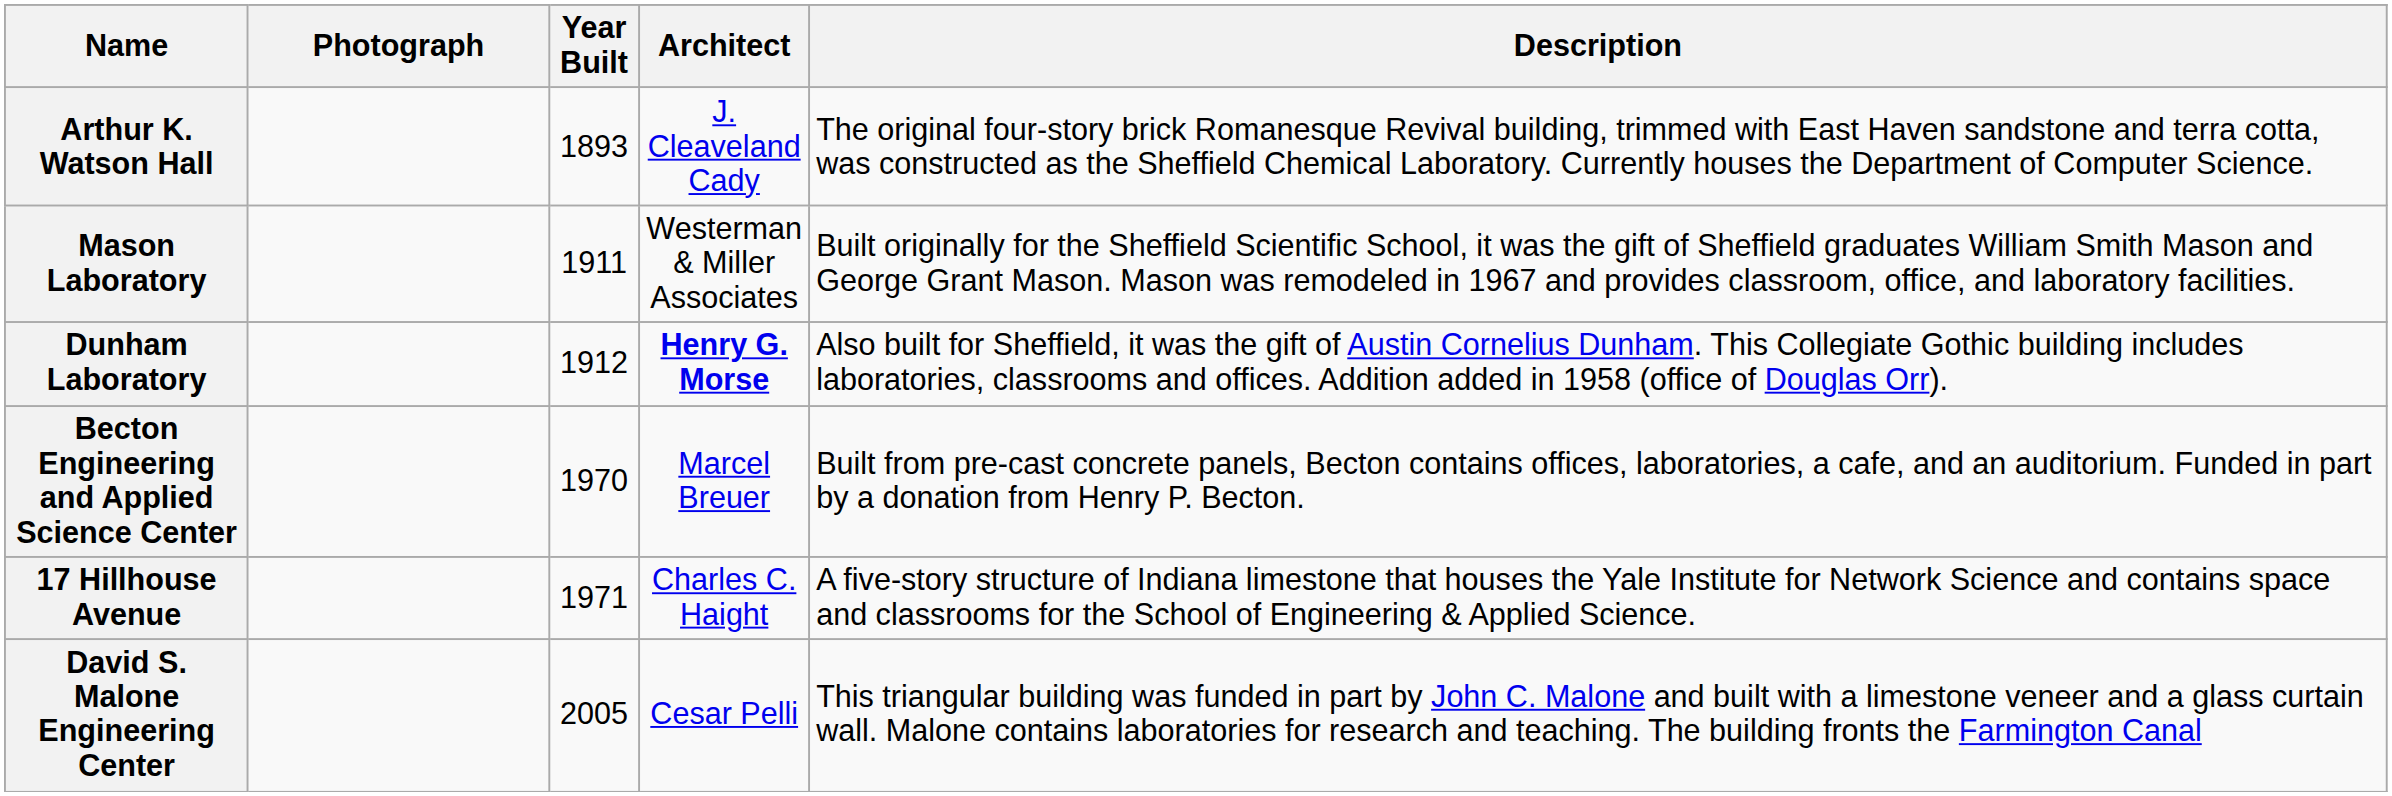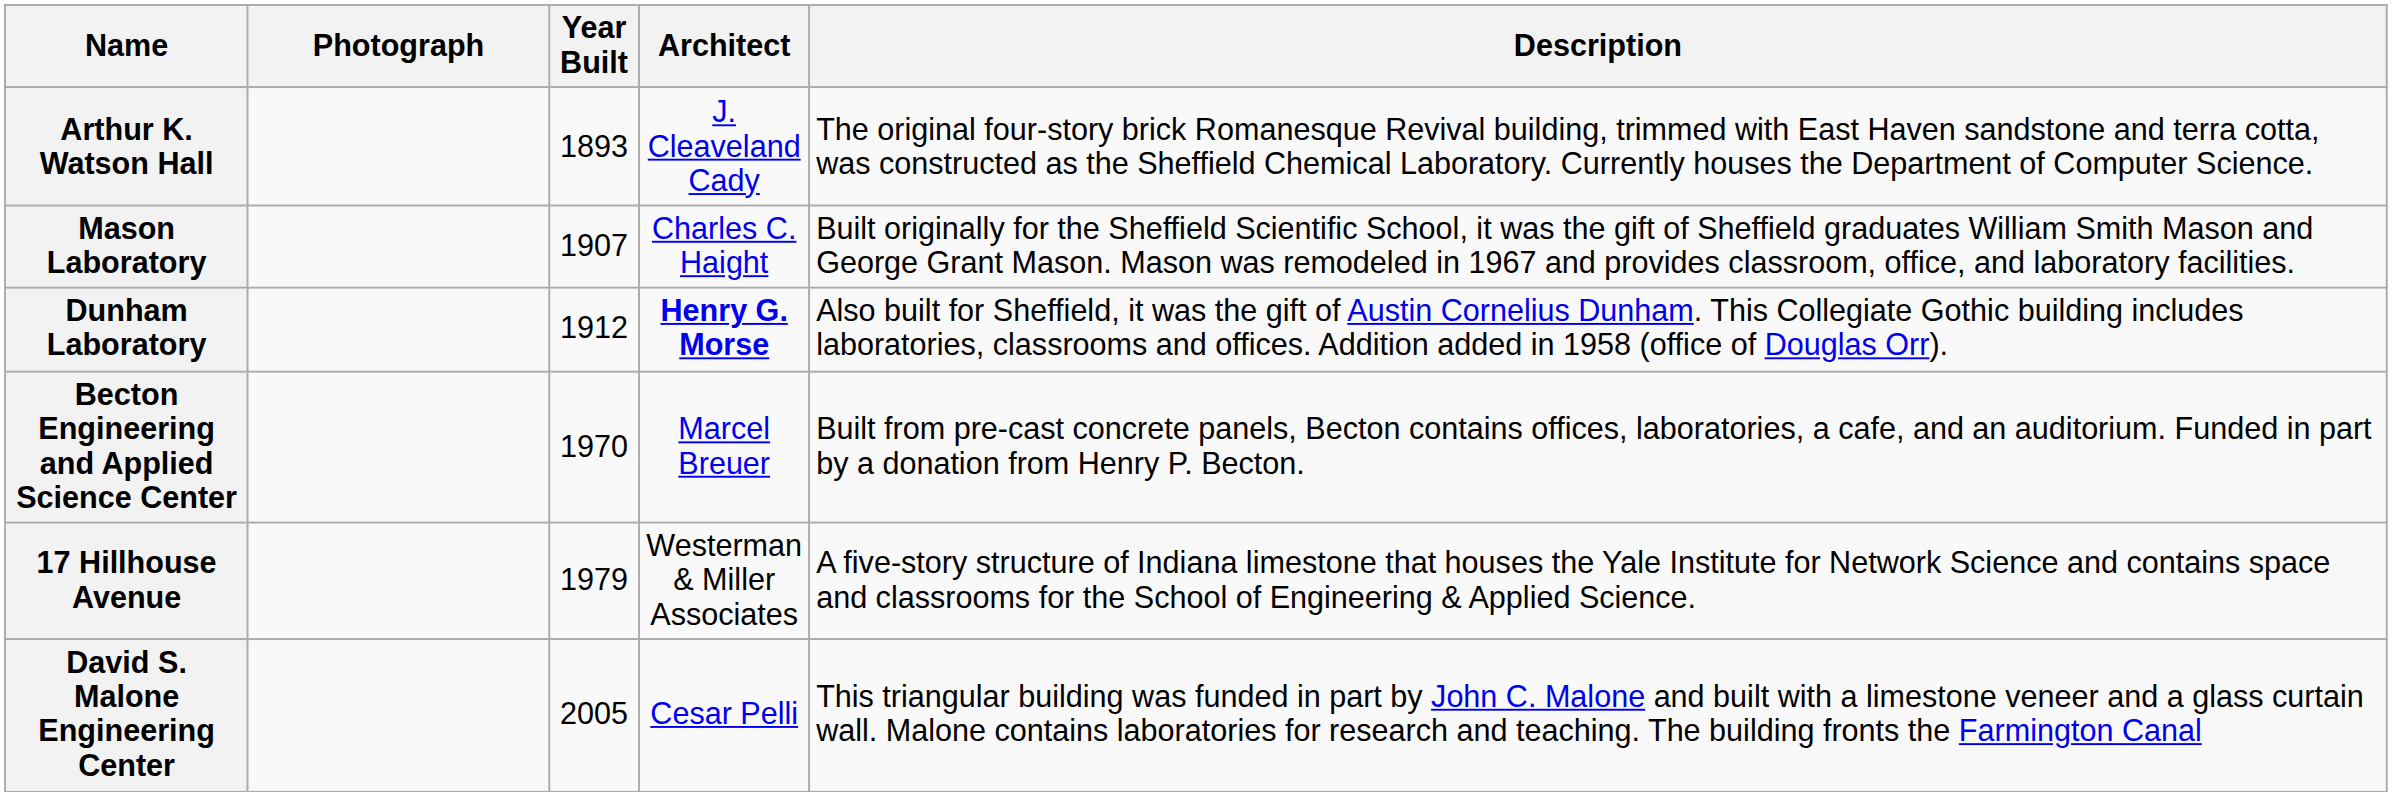(594, 263) 1911 -> (594, 245) 1907
(724, 263) Westerman & Miller Associates -> (724, 245) Charles C. Haight
(594, 597) 1971 -> (594, 580) 1979
(724, 597) Charles C. Haight -> (724, 580) Westerman & Miller Associates
